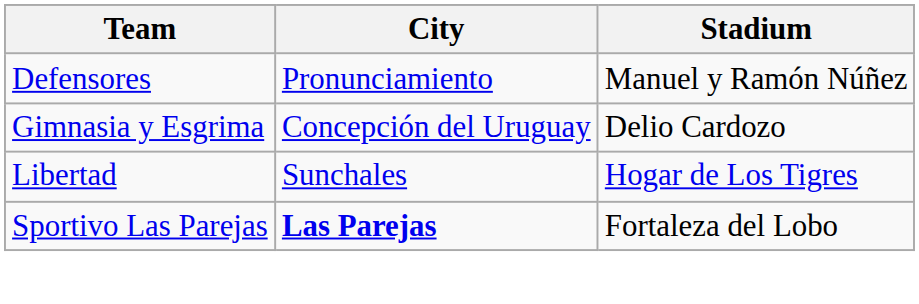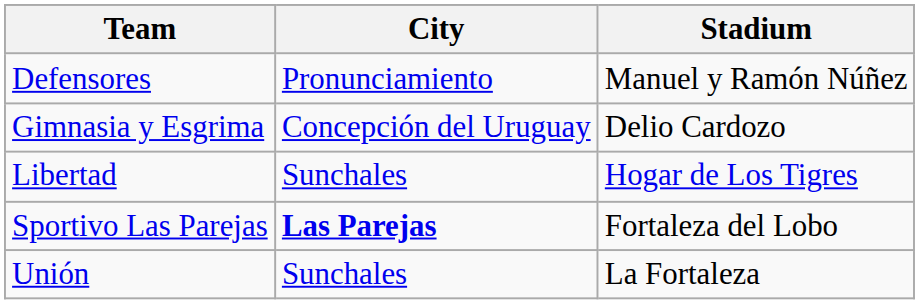+ row: (51, 273)
